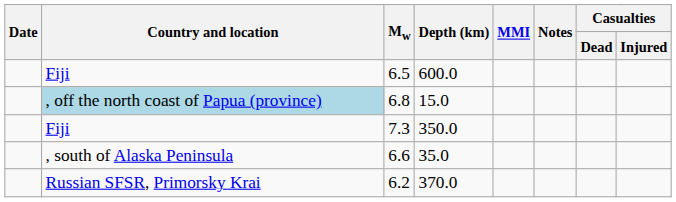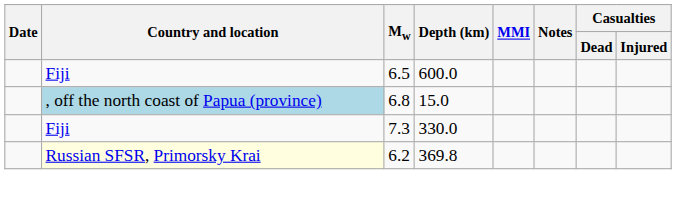(438, 127) 350.0 -> (438, 127) 330.0
- row: (399, 155)
(153, 182) no background -> (153, 155) lightyellow background
(438, 182) 370.0 -> (438, 155) 369.8
